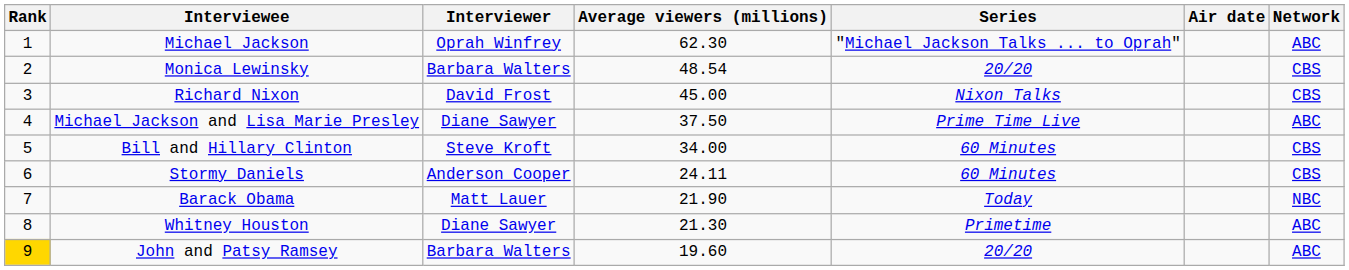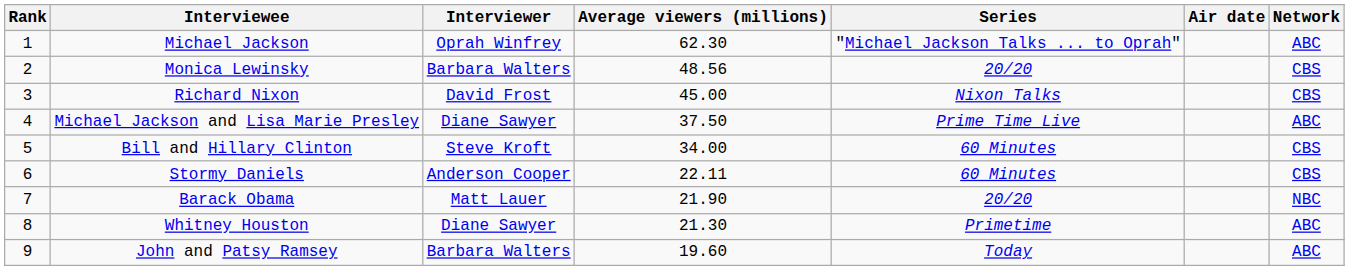(703, 70) 48.54 -> (703, 70) 48.56
(703, 174) 24.11 -> (703, 174) 22.11
(1008, 200) Today -> (1008, 200) 20/20
(28, 252) gold background -> (28, 252) no background
(1008, 252) 20/20 -> (1008, 252) Today
